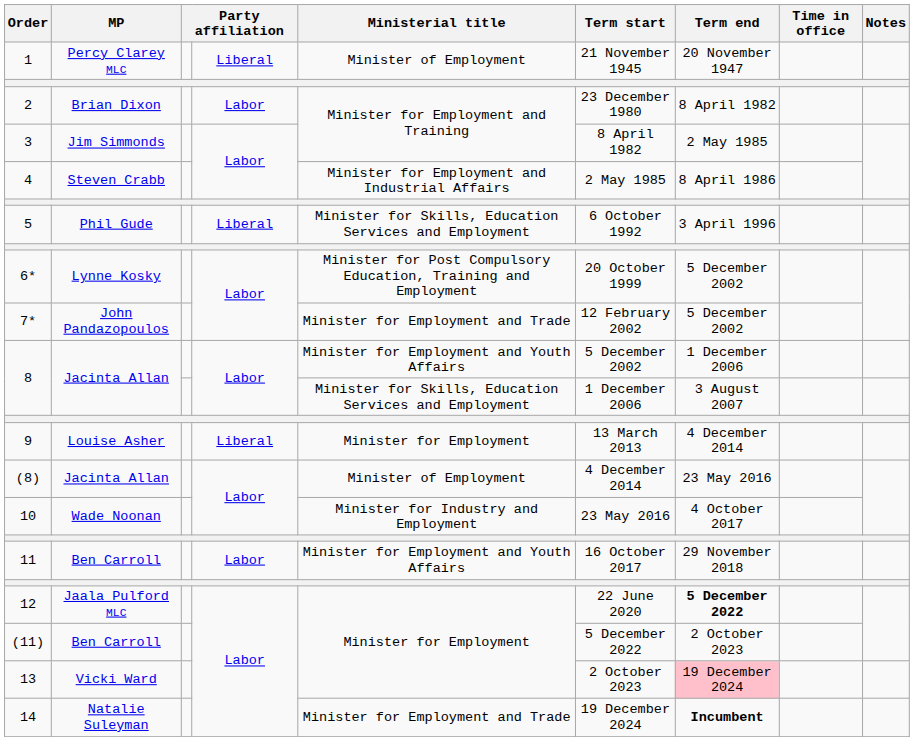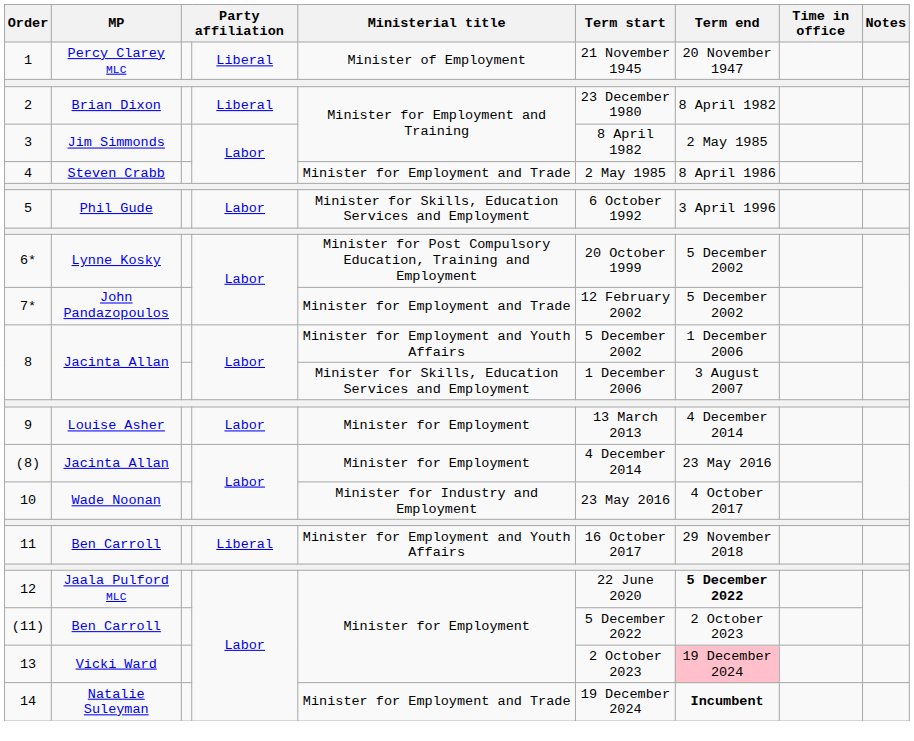(245, 105) Labor -> (245, 105) Liberal
(437, 180) Minister for Employment and Industrial Affairs -> (437, 173) Minister for Employment and Trade
(245, 224) Liberal -> (245, 209) Labor
(245, 441) Liberal -> (245, 425) Labor
(437, 479) Minister of Employment -> (437, 463) Minister for Employment
(245, 560) Labor -> (245, 545) Liberal
